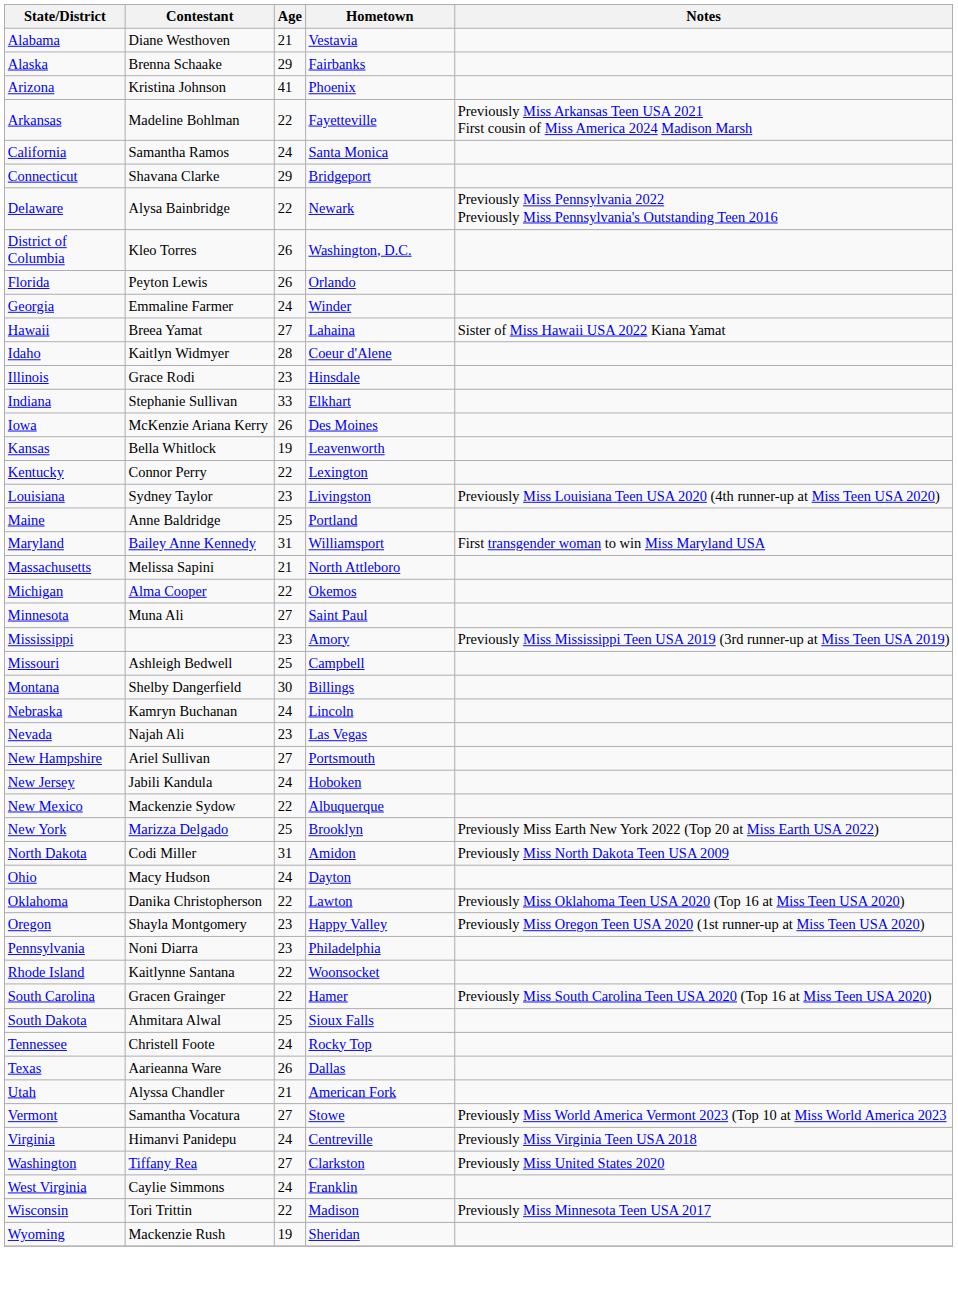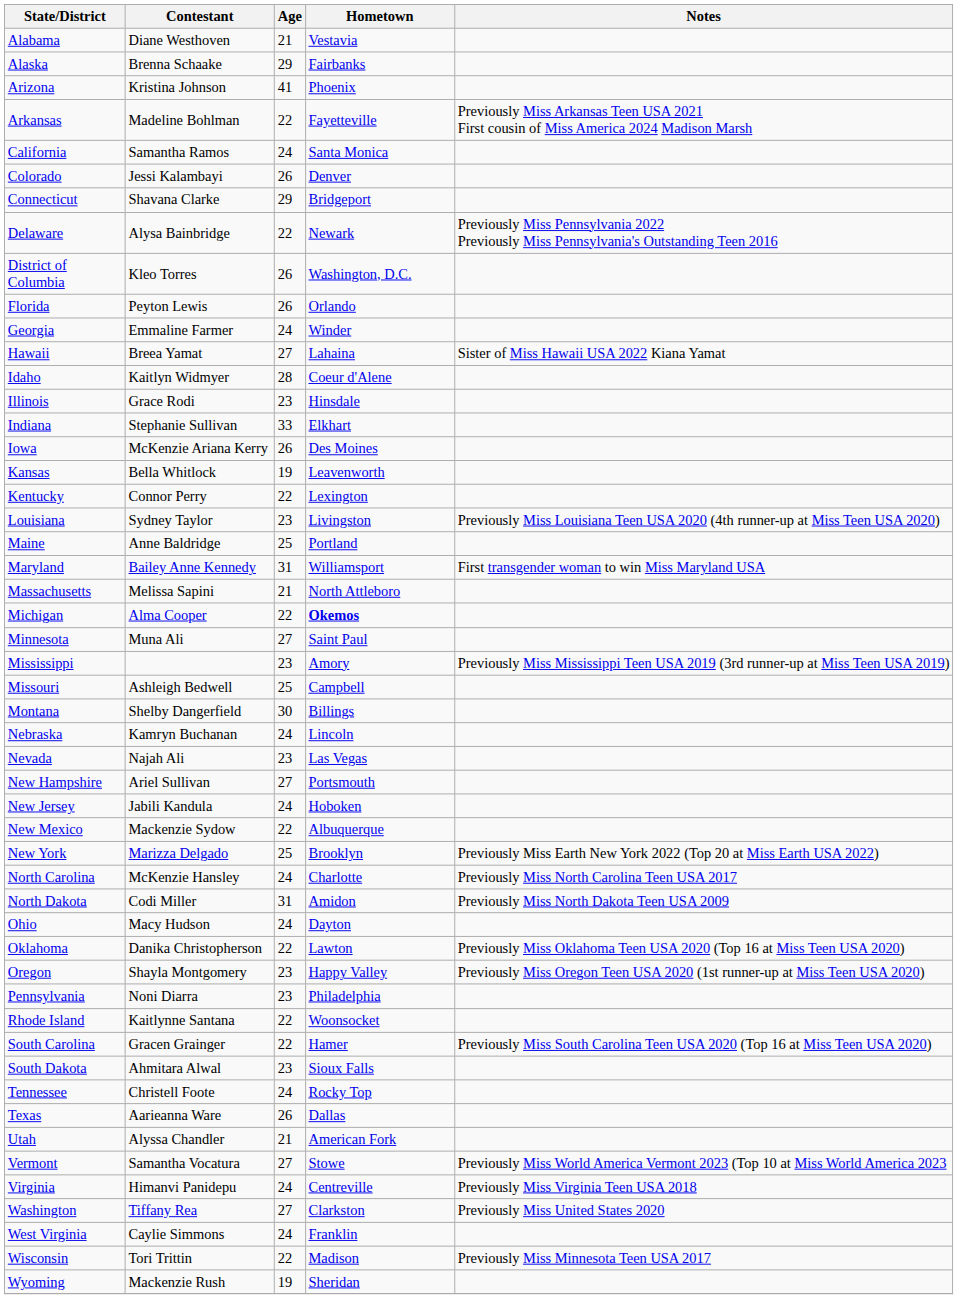+ row: (35, 176)
(333, 591) normal -> (334, 615) bold
+ row: (51, 877)
(285, 1020) 25 -> (285, 1067) 23
